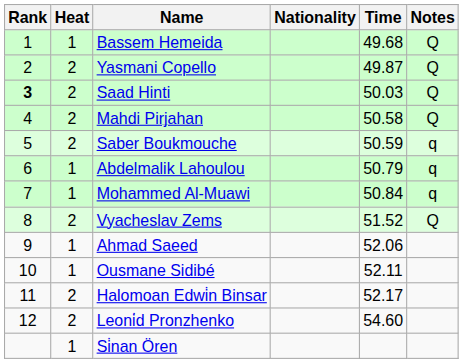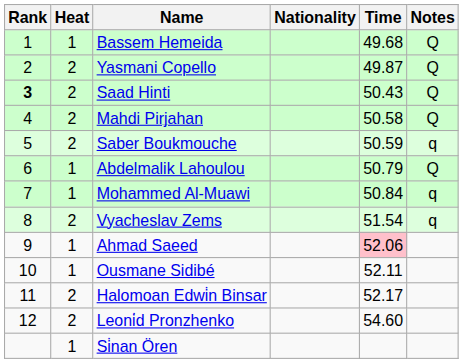(383, 93) 50.03 -> (383, 93) 50.43
(433, 169) q -> (433, 169) Q
(383, 219) 51.52 -> (383, 219) 51.54
(433, 219) Q -> (433, 219) q
(383, 245) no background -> (383, 245) pink background
